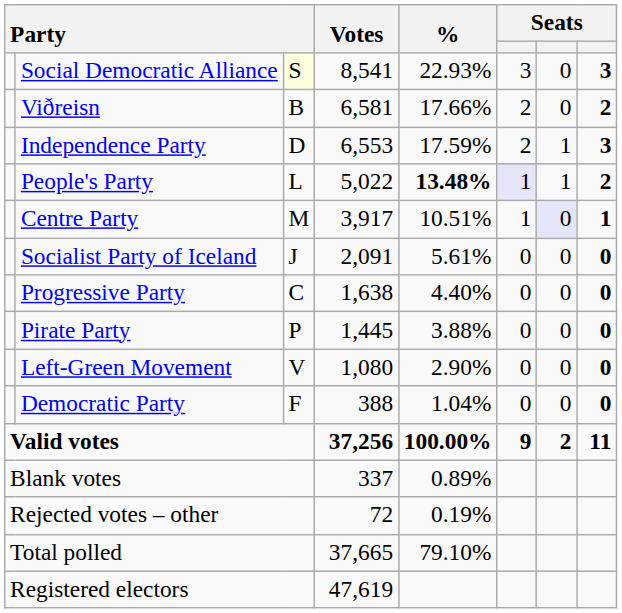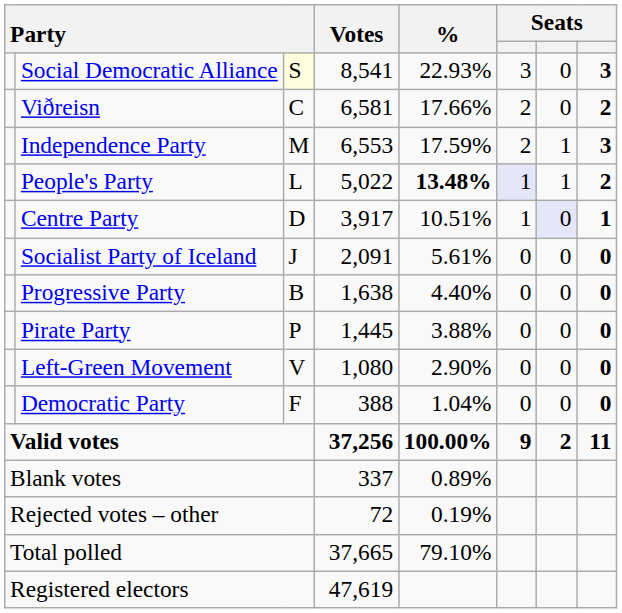(296, 107) B -> (296, 107) C
(297, 144) D -> (299, 144) M
(299, 219) M -> (297, 219) D
(296, 293) C -> (296, 293) B
